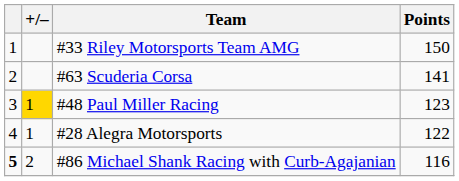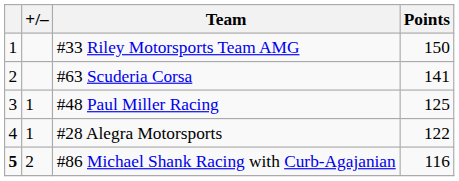(30, 104) gold background -> (30, 104) no background
(437, 104) 123 -> (437, 104) 125
